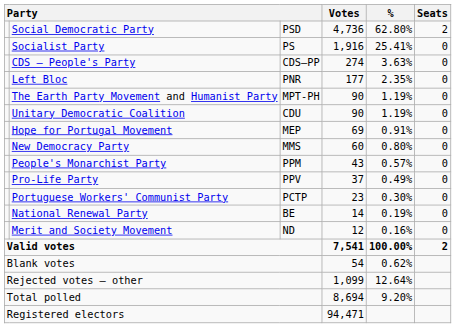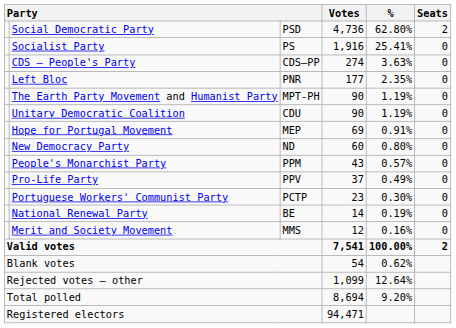(292, 147) MMS -> (289, 147) ND
(289, 230) ND -> (292, 230) MMS
